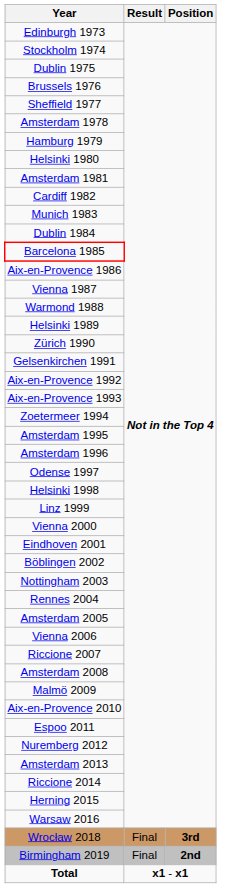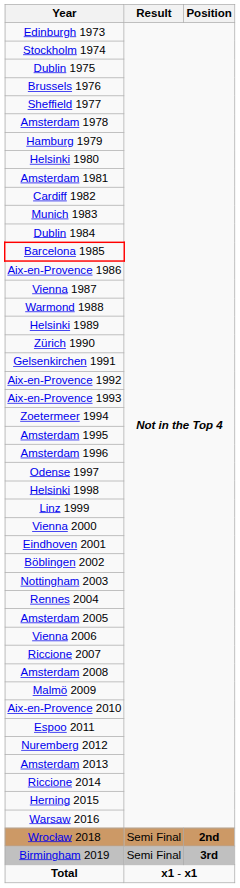(145, 837) Final -> (154, 837) Semi Final
(191, 837) 3rd -> (209, 837) 2nd
(145, 855) Final -> (154, 855) Semi Final
(191, 855) 2nd -> (209, 855) 3rd
